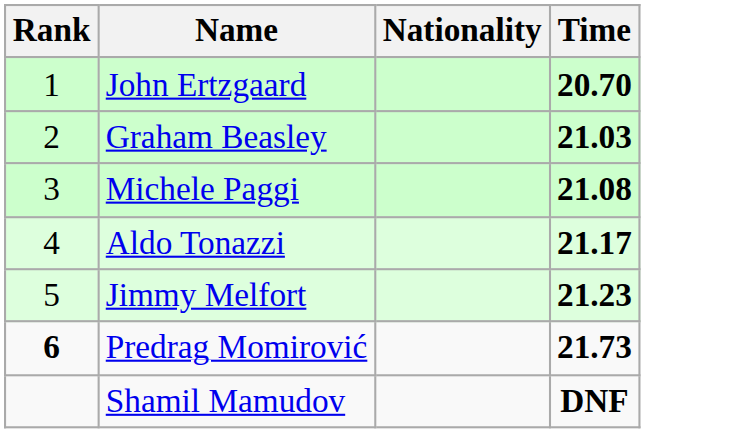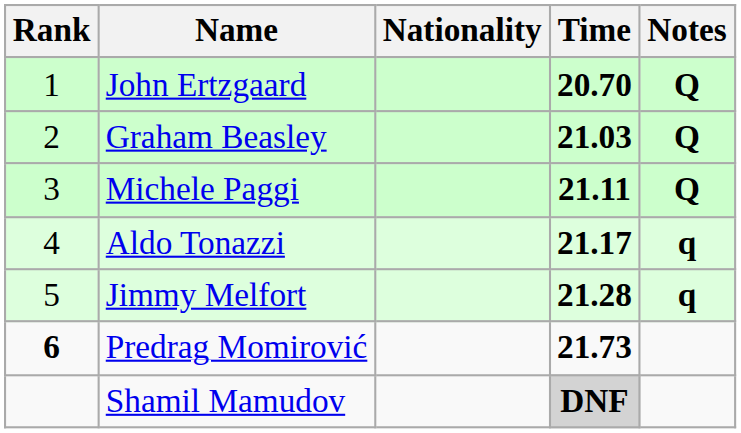+ column: (687, 30)
(594, 189) 21.08 -> (594, 189) 21.11
(594, 294) 21.23 -> (594, 294) 21.28
(594, 400) no background -> (594, 400) lightgrey background
